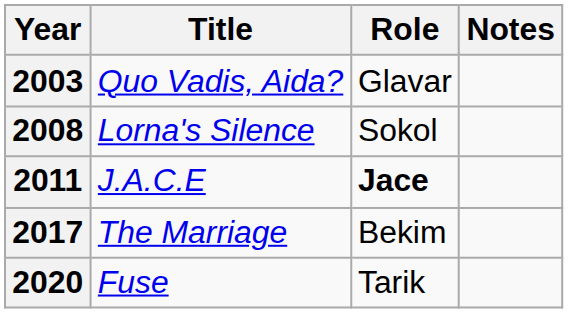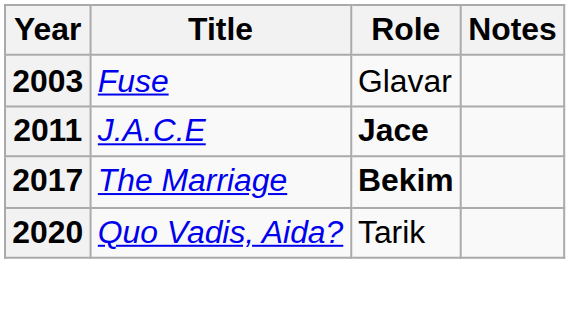(221, 80) Quo Vadis, Aida? -> (133, 80) Fuse
- row: (48, 130)
(402, 231) normal -> (406, 181) bold
(133, 282) Fuse -> (221, 231) Quo Vadis, Aida?
